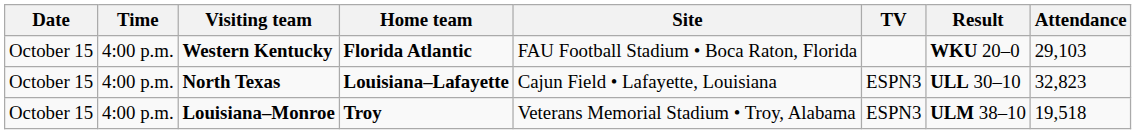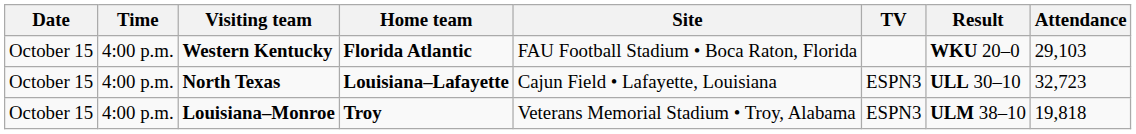(1061, 82) 32,823 -> (1061, 82) 32,723
(1061, 113) 19,518 -> (1061, 113) 19,818
